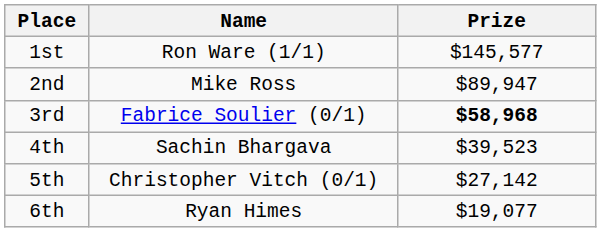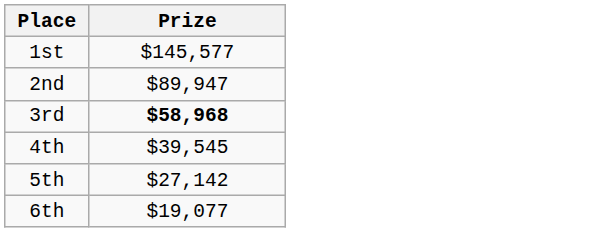- column: (244, 21)
(497, 148) $39,523 -> (187, 148) $39,545
